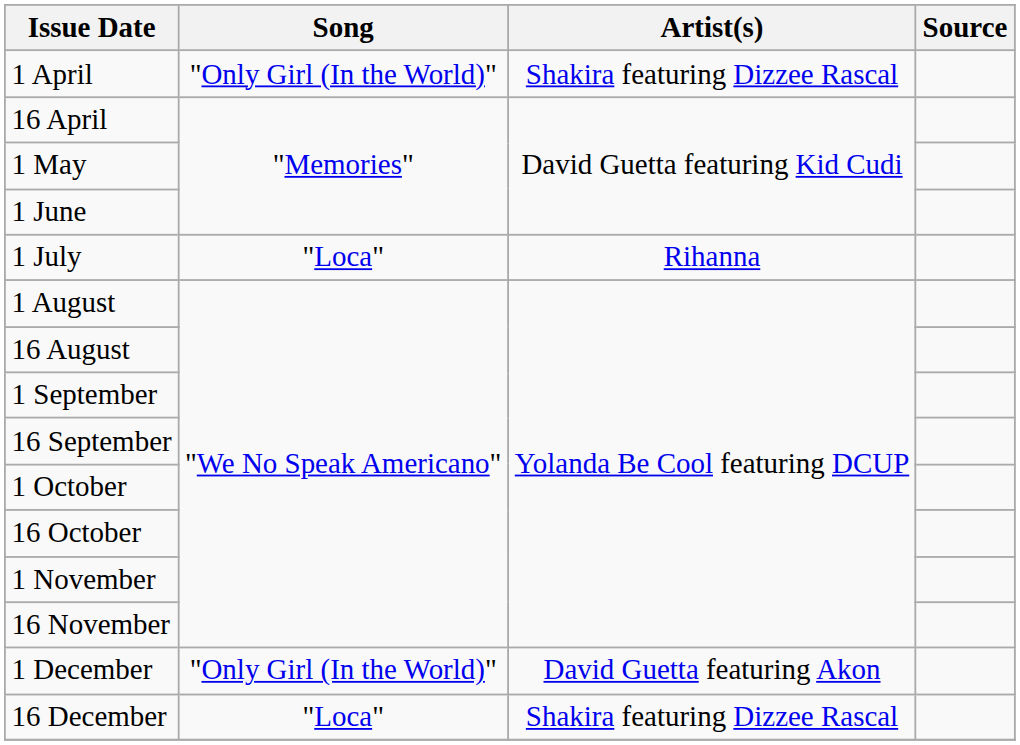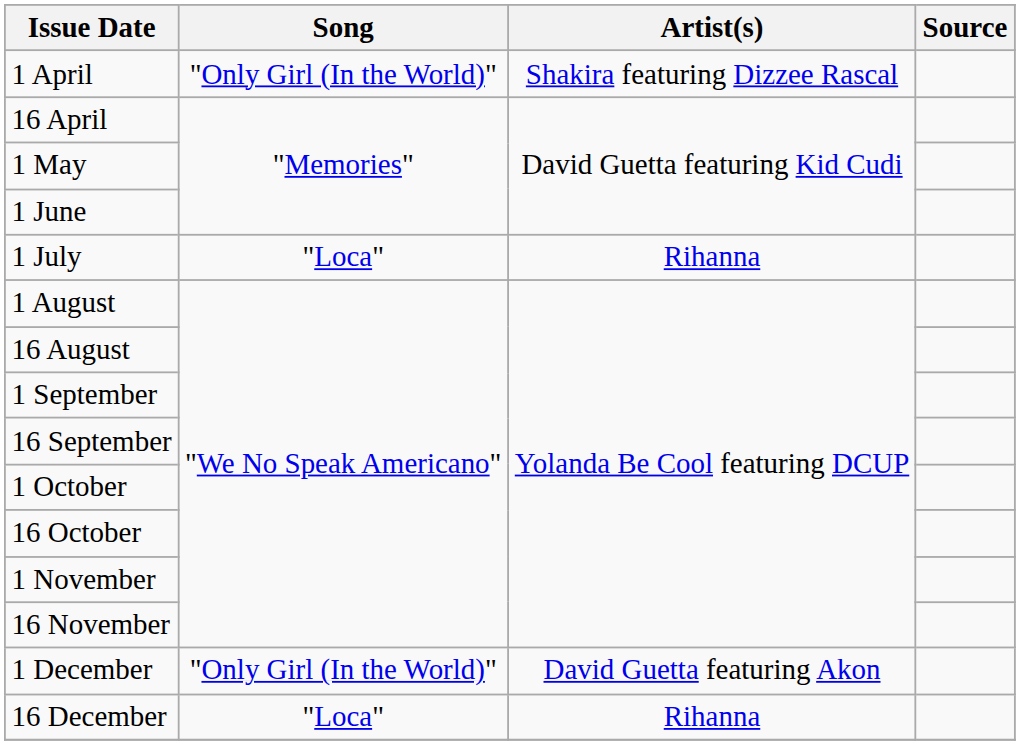(712, 716) Shakira featuring Dizzee Rascal -> (712, 716) Rihanna
